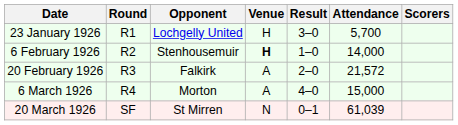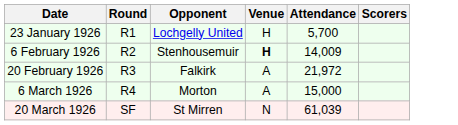- column: (308, 14)
(366, 52) 14,000 -> (323, 52) 14,009
(366, 71) 21,572 -> (323, 71) 21,972
